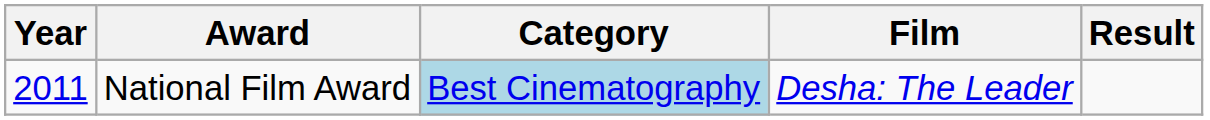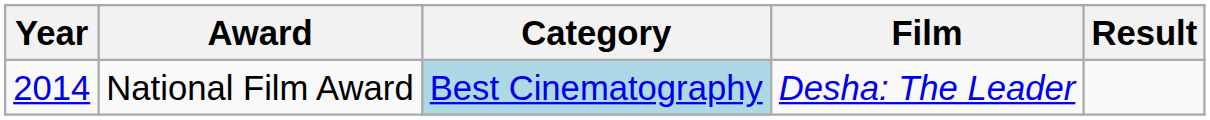(50, 88) 2011 -> (52, 88) 2014
